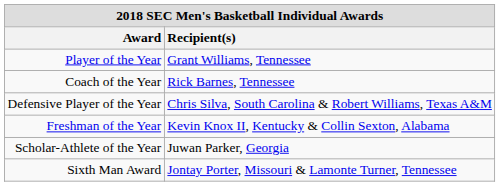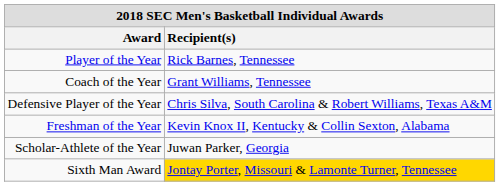(239, 60) Grant Williams, Tennessee -> (231, 60) Rick Barnes, Tennessee
(231, 82) Rick Barnes, Tennessee -> (239, 82) Grant Williams, Tennessee
(312, 170) no background -> (312, 170) gold background
